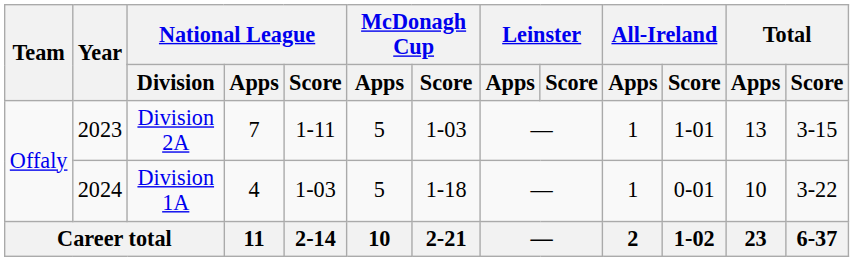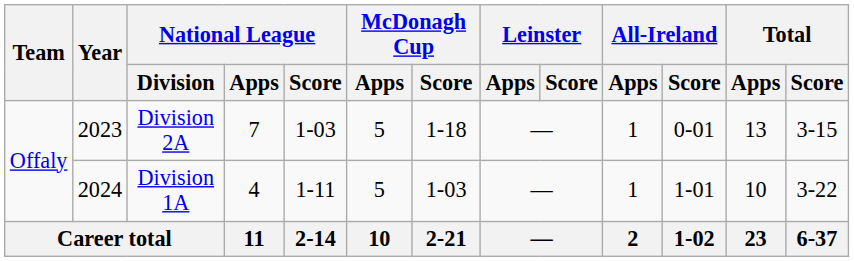(315, 130) 1-11 -> (315, 130) 1-03
(446, 130) 1-03 -> (446, 130) 1-18
(694, 130) 1-01 -> (694, 130) 0-01
(315, 190) 1-03 -> (315, 190) 1-11
(446, 190) 1-18 -> (446, 190) 1-03
(694, 190) 0-01 -> (694, 190) 1-01
